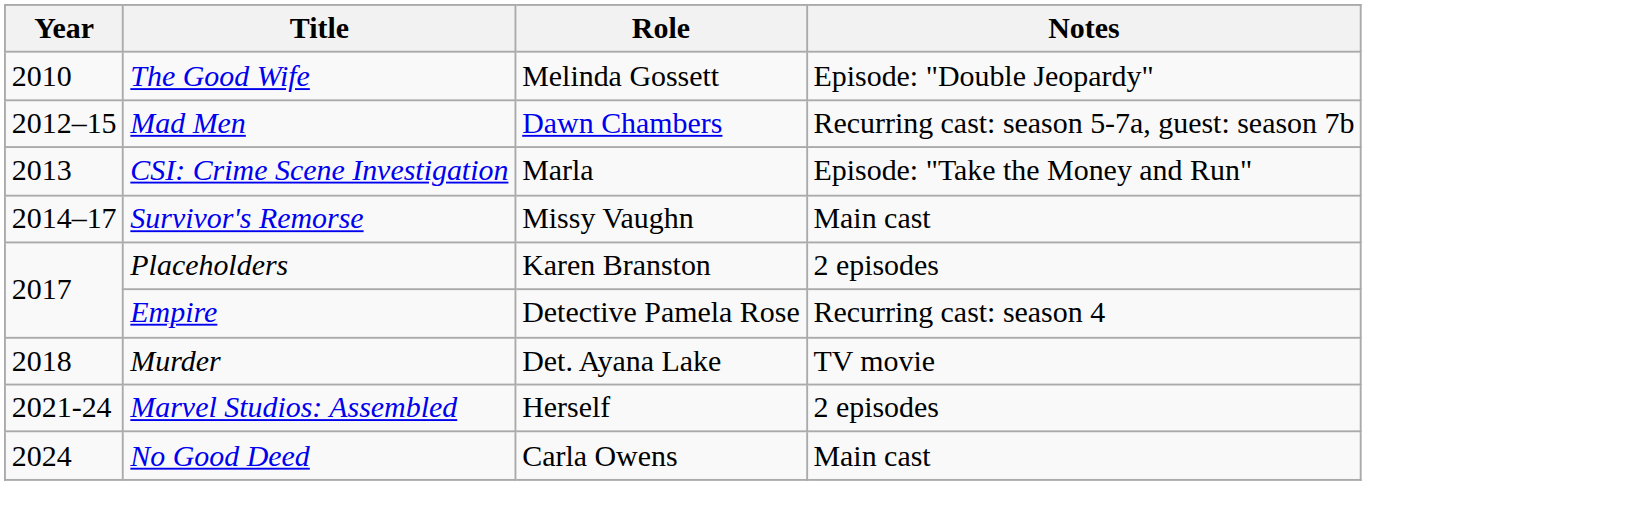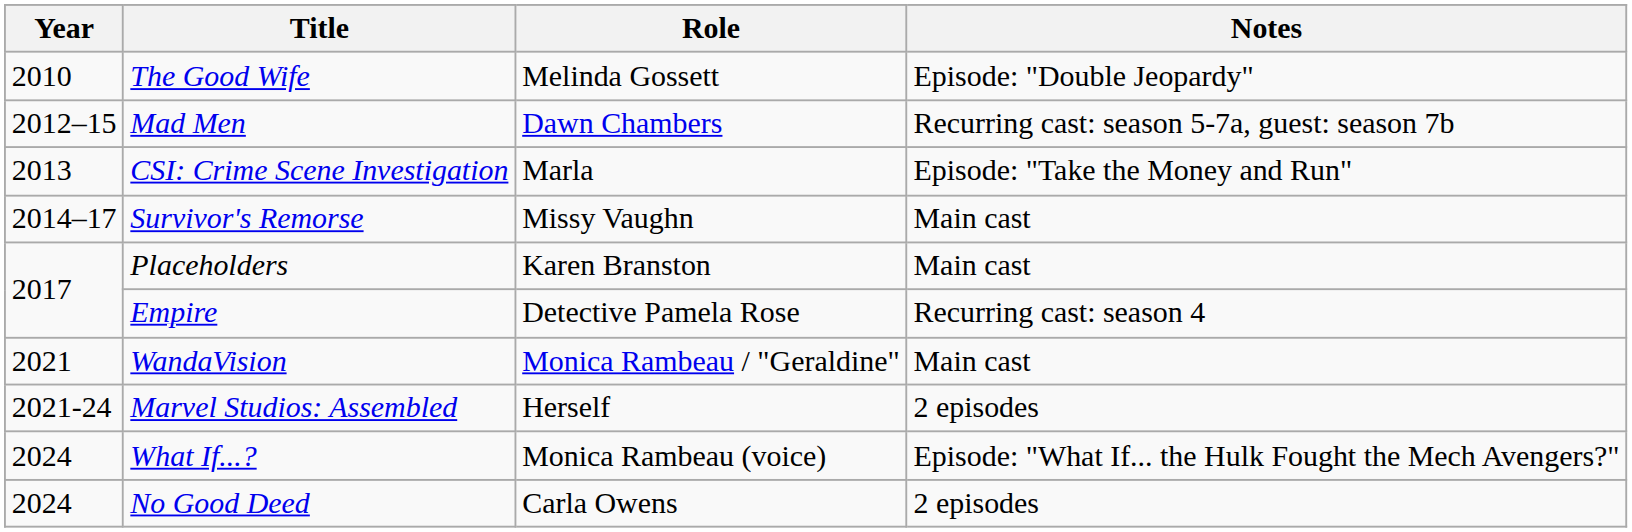(876, 265) 2 episodes -> (972, 265) Main cast
- row: (175, 360)
+ row: (208, 360)
+ row: (193, 455)
(872, 455) Main cast -> (976, 502) 2 episodes
